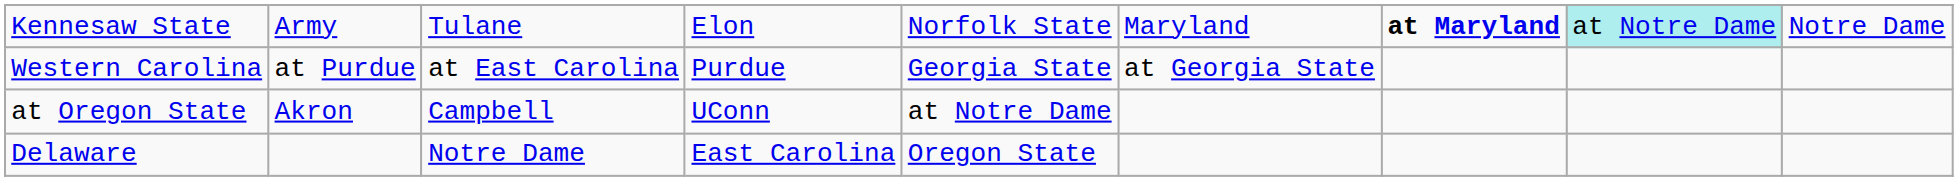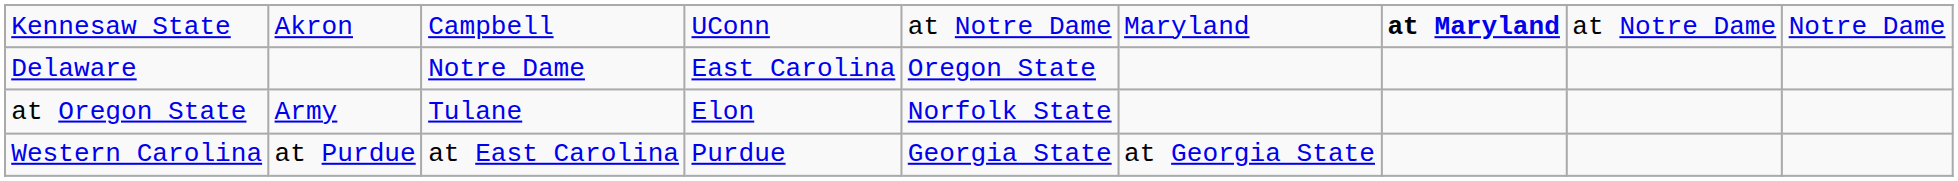(306, 26) Army -> (314, 26) Akron
(475, 26) Tulane -> (491, 26) Campbell
(723, 26) Elon -> (731, 26) UConn
(1010, 26) Norfolk State -> (1010, 26) at Notre Dame
(1674, 26) paleturquoise background -> (1674, 26) no background
rows swapped: (137, 69) <-> (74, 154)
(314, 111) Akron -> (306, 111) Army
(491, 111) Campbell -> (475, 111) Tulane
(731, 111) UConn -> (723, 111) Elon
(1010, 111) at Notre Dame -> (1010, 111) Norfolk State
